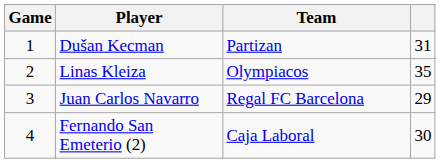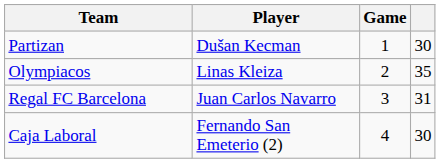columns swapped: (30, 17) <-> (316, 17)
(423, 44) 31 -> (423, 44) 30
(423, 98) 29 -> (423, 98) 31
